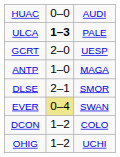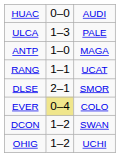(60, 32) bold -> (60, 32) normal
- row: (25, 51)
+ row: (25, 70)
(94, 107) SWAN -> (94, 107) COLO
(94, 125) COLO -> (94, 125) SWAN
